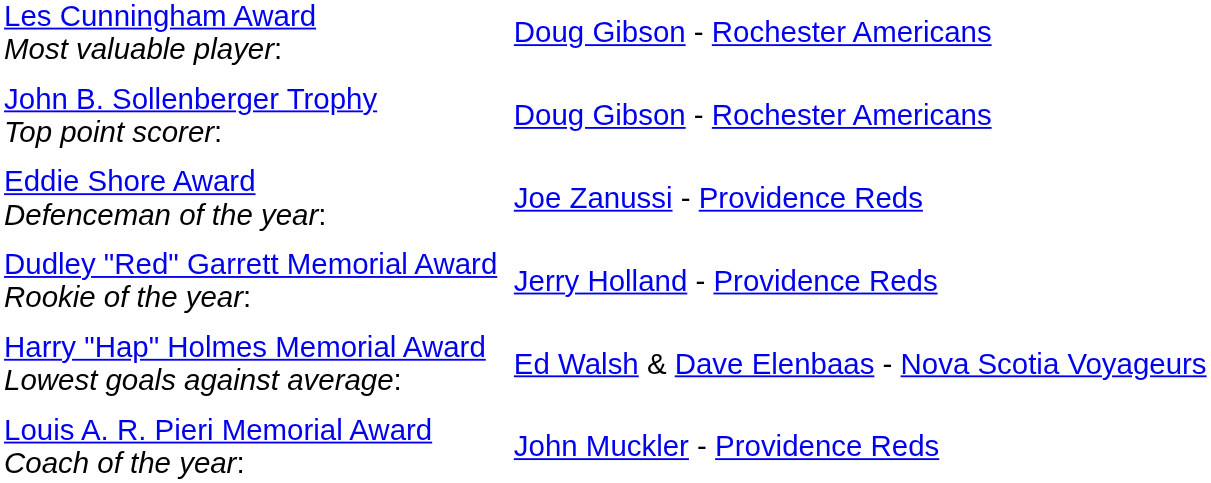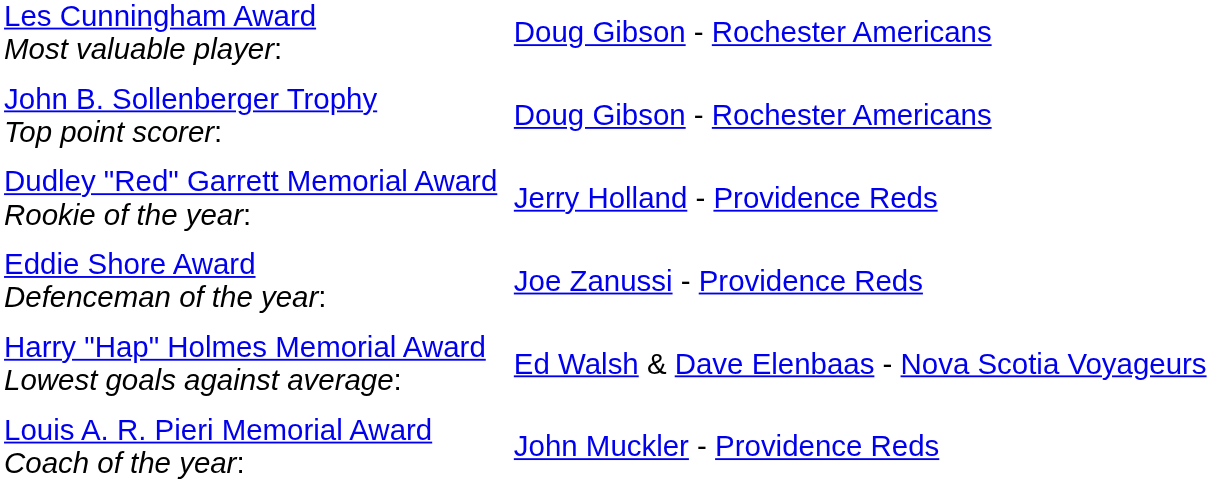rows swapped: (251, 281) <-> (165, 198)
